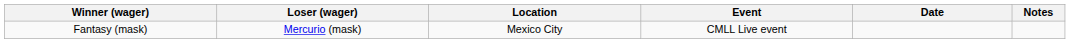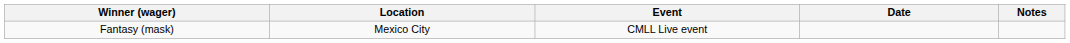- column: (323, 13)
